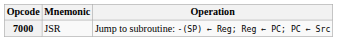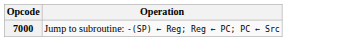- column: (67, 12)
